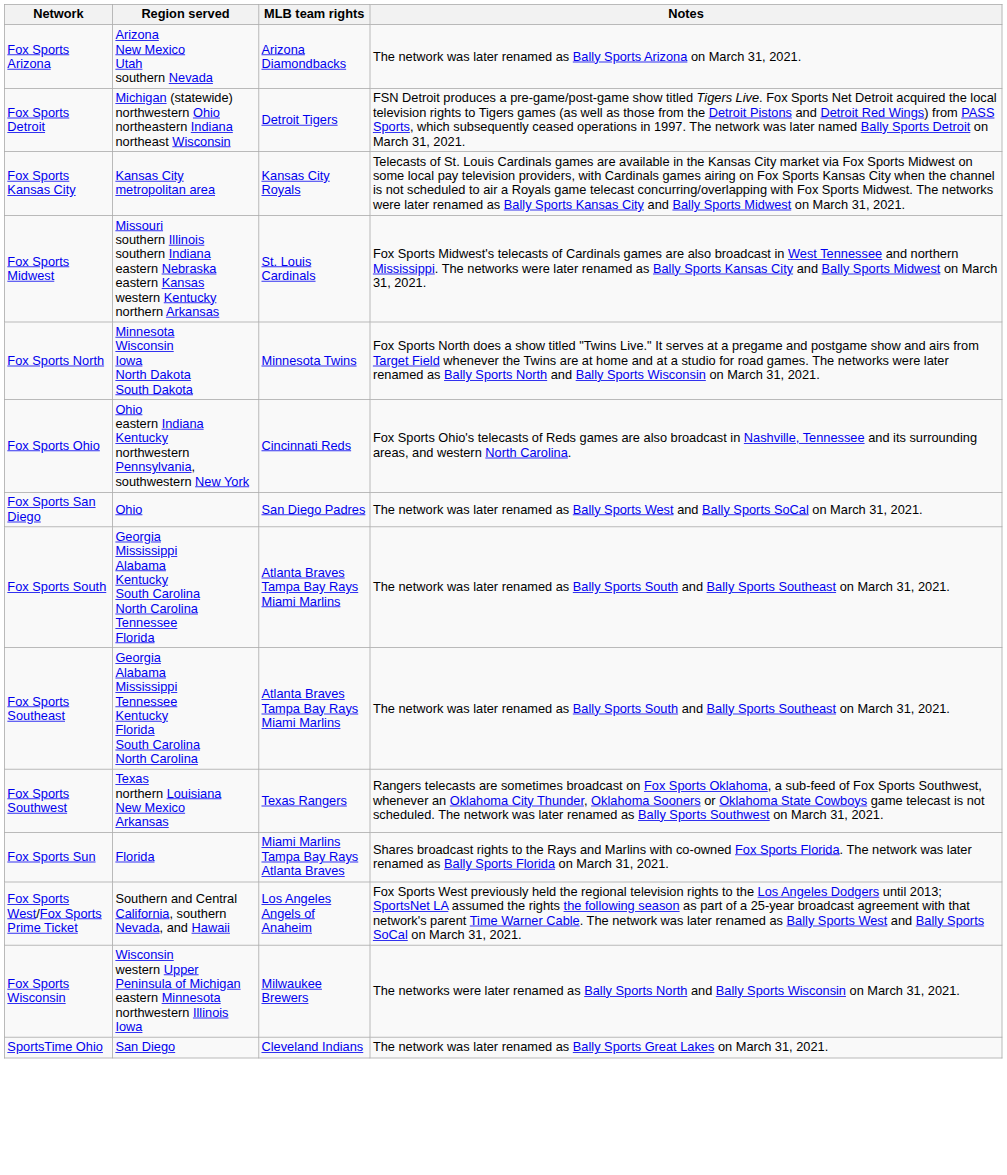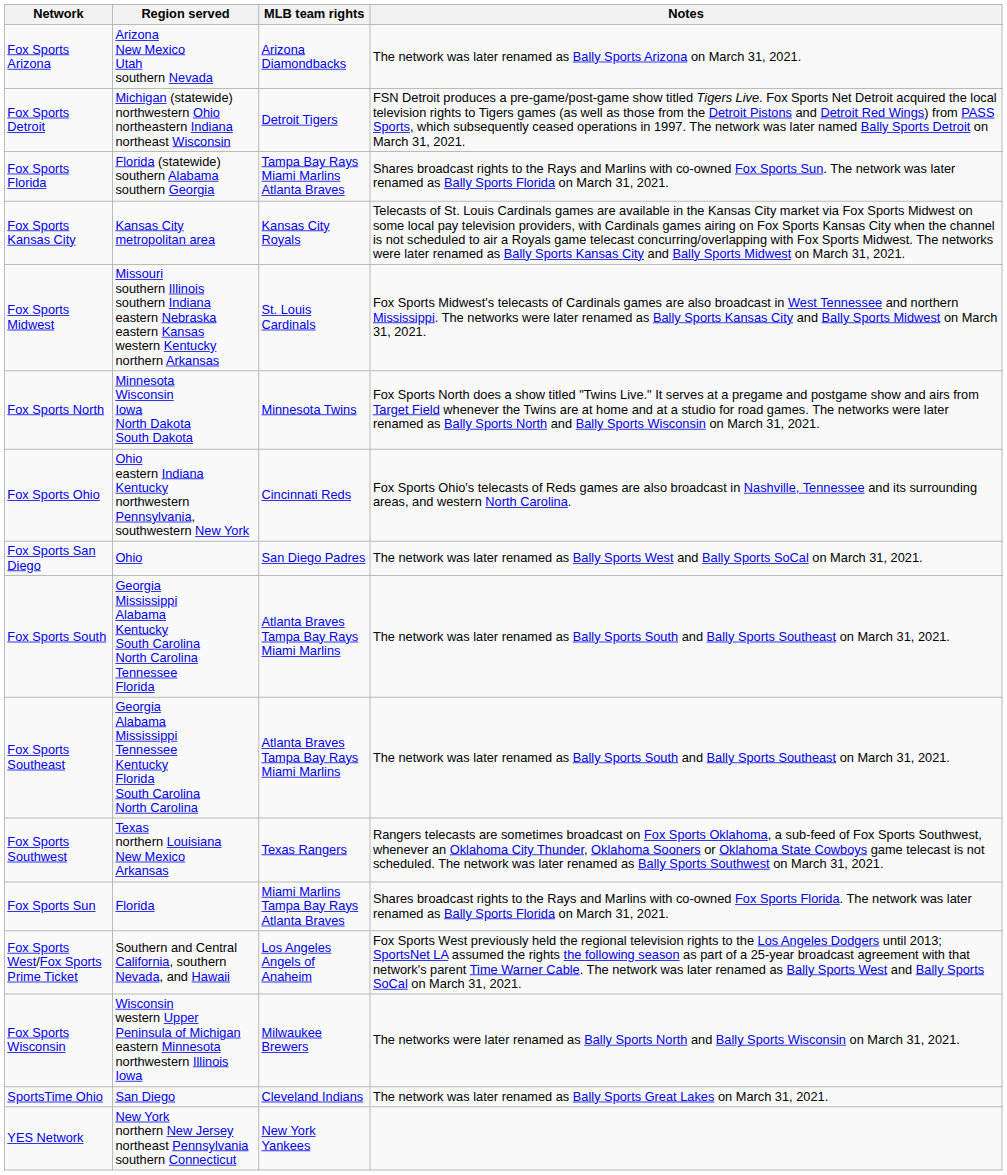+ row: (38, 176)
+ row: (45, 1138)
